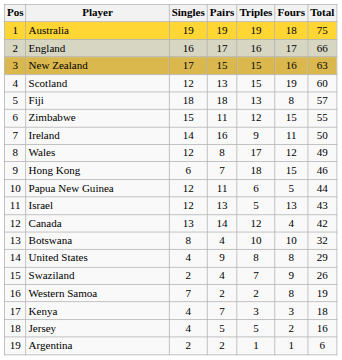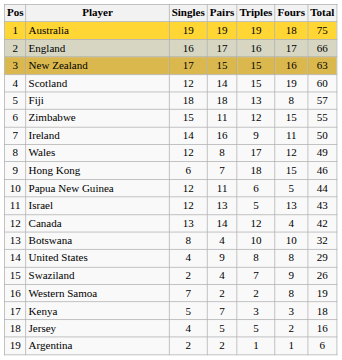(222, 83) 13 -> (222, 83) 14
(188, 310) 4 -> (188, 310) 5
